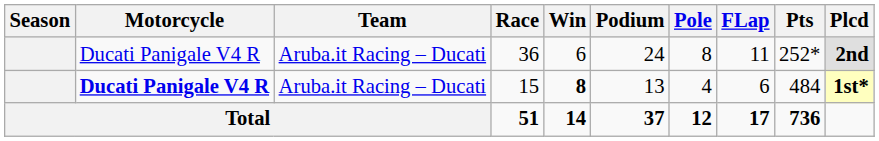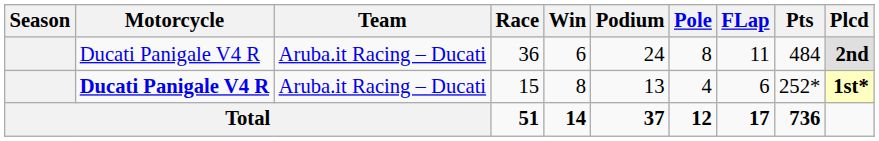(800, 53) 252* -> (805, 53) 484
(581, 86) bold -> (581, 86) normal
(805, 86) 484 -> (800, 86) 252*
